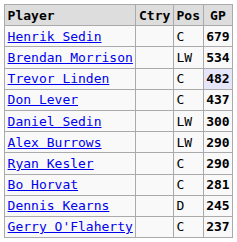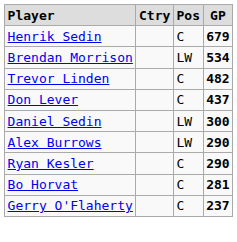(218, 79) lavender background -> (218, 79) no background
- row: (58, 206)
